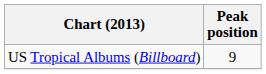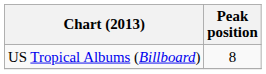(232, 56) 9 -> (232, 56) 8
